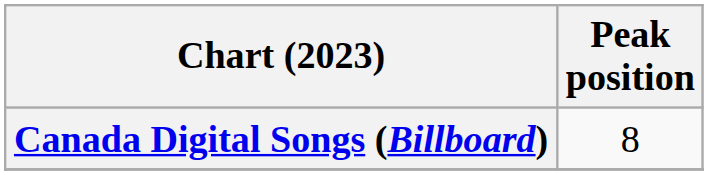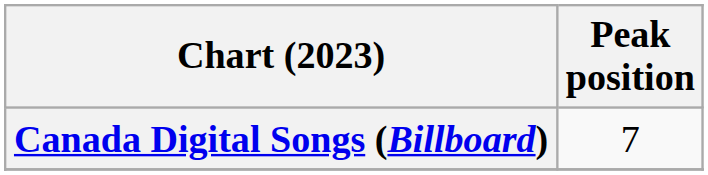(630, 137) 8 -> (630, 137) 7
